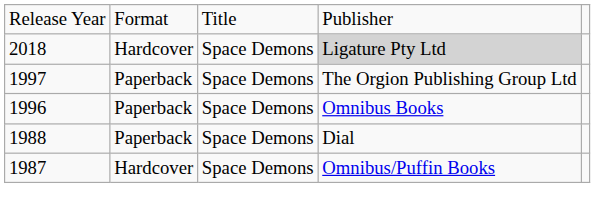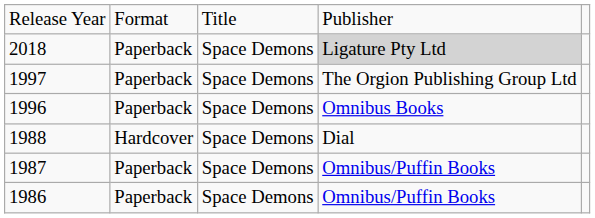(154, 49) Hardcover -> (153, 49) Paperback
(153, 138) Paperback -> (154, 138) Hardcover
(154, 167) Hardcover -> (153, 167) Paperback
+ row: (28, 197)
